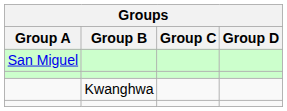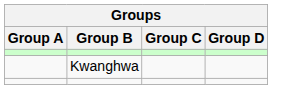- row: (43, 60)
